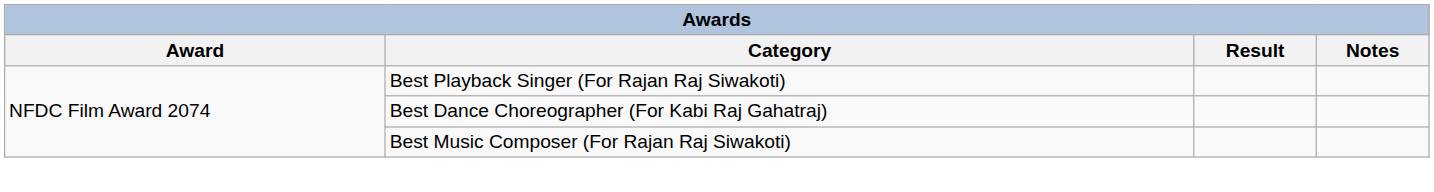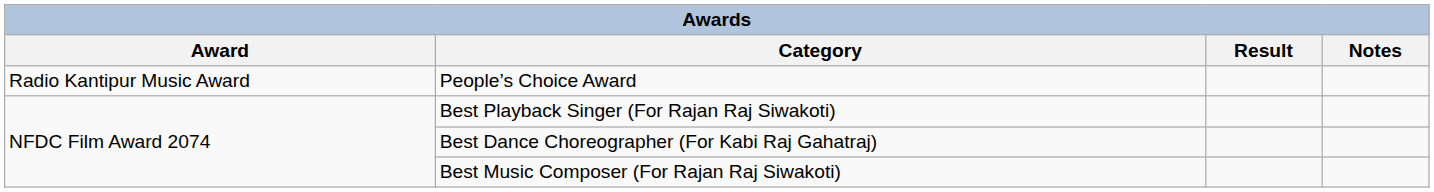+ row: (538, 80)
